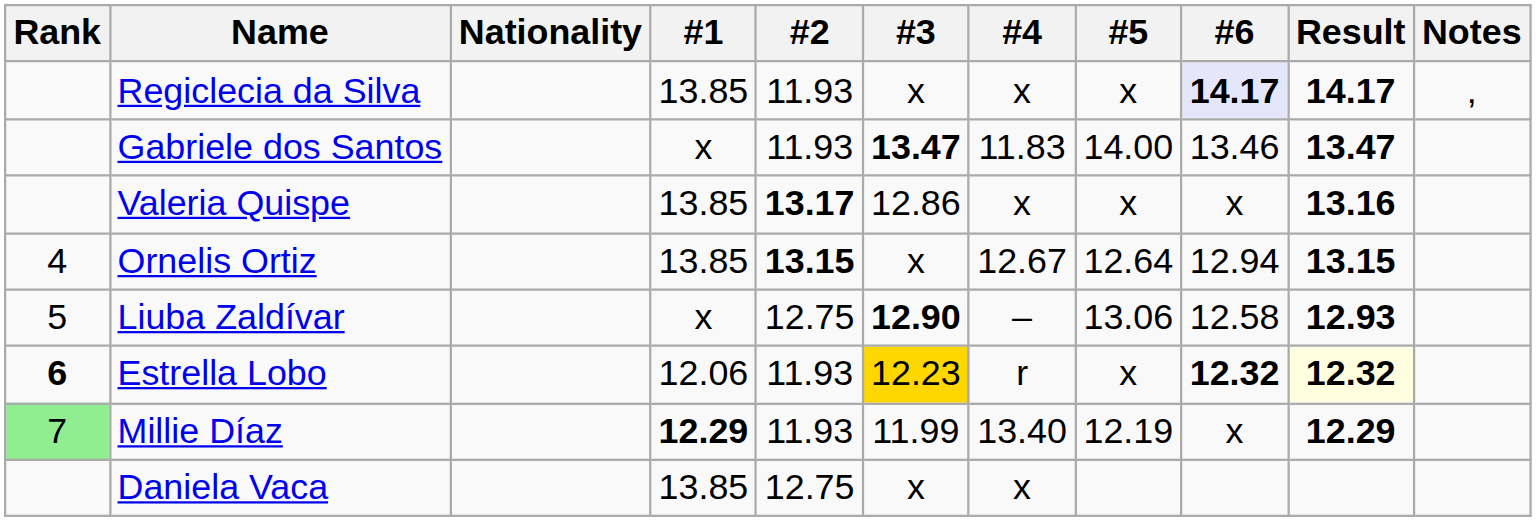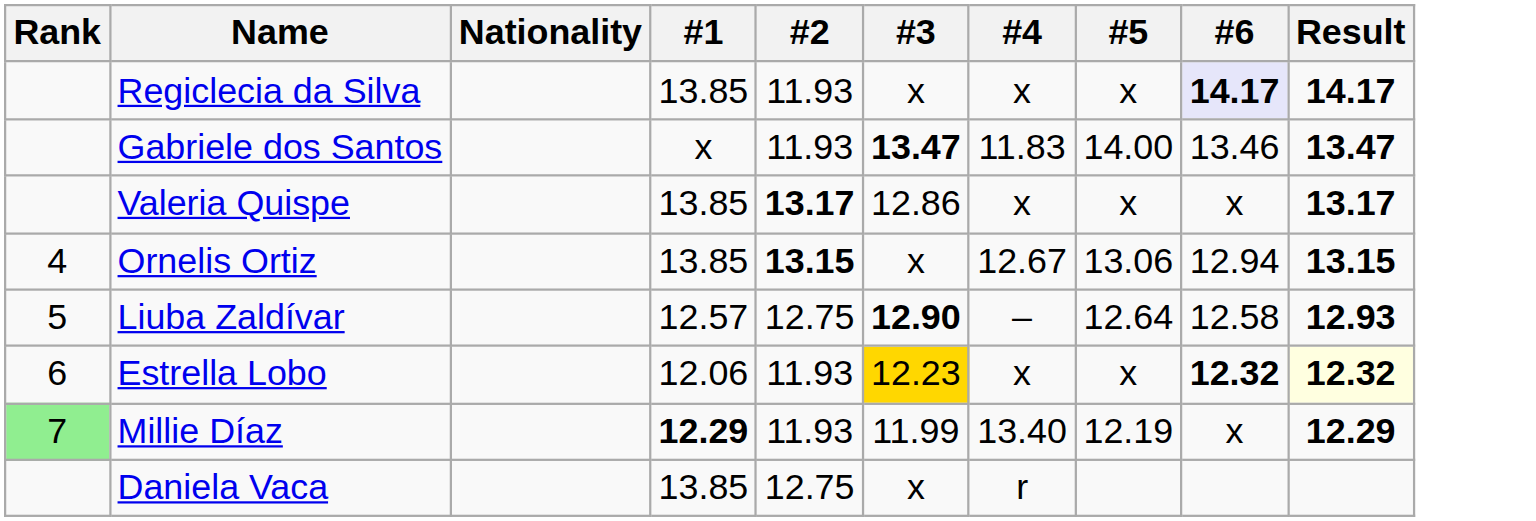- column: (1472, 32)
(1351, 203) 13.16 -> (1351, 203) 13.17
(1128, 260) 12.64 -> (1128, 260) 13.06
(703, 317) x -> (703, 317) 12.57
(1128, 317) 13.06 -> (1128, 317) 12.64
(57, 373) bold -> (57, 373) normal
(1022, 373) r -> (1022, 373) x
(1022, 487) x -> (1022, 487) r
